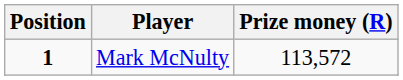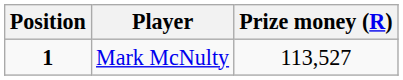(316, 57) 113,572 -> (316, 57) 113,527
